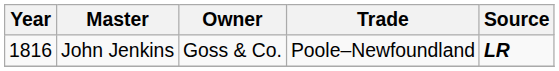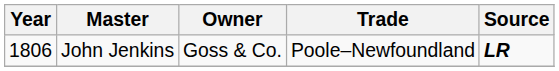(31, 50) 1816 -> (31, 50) 1806
